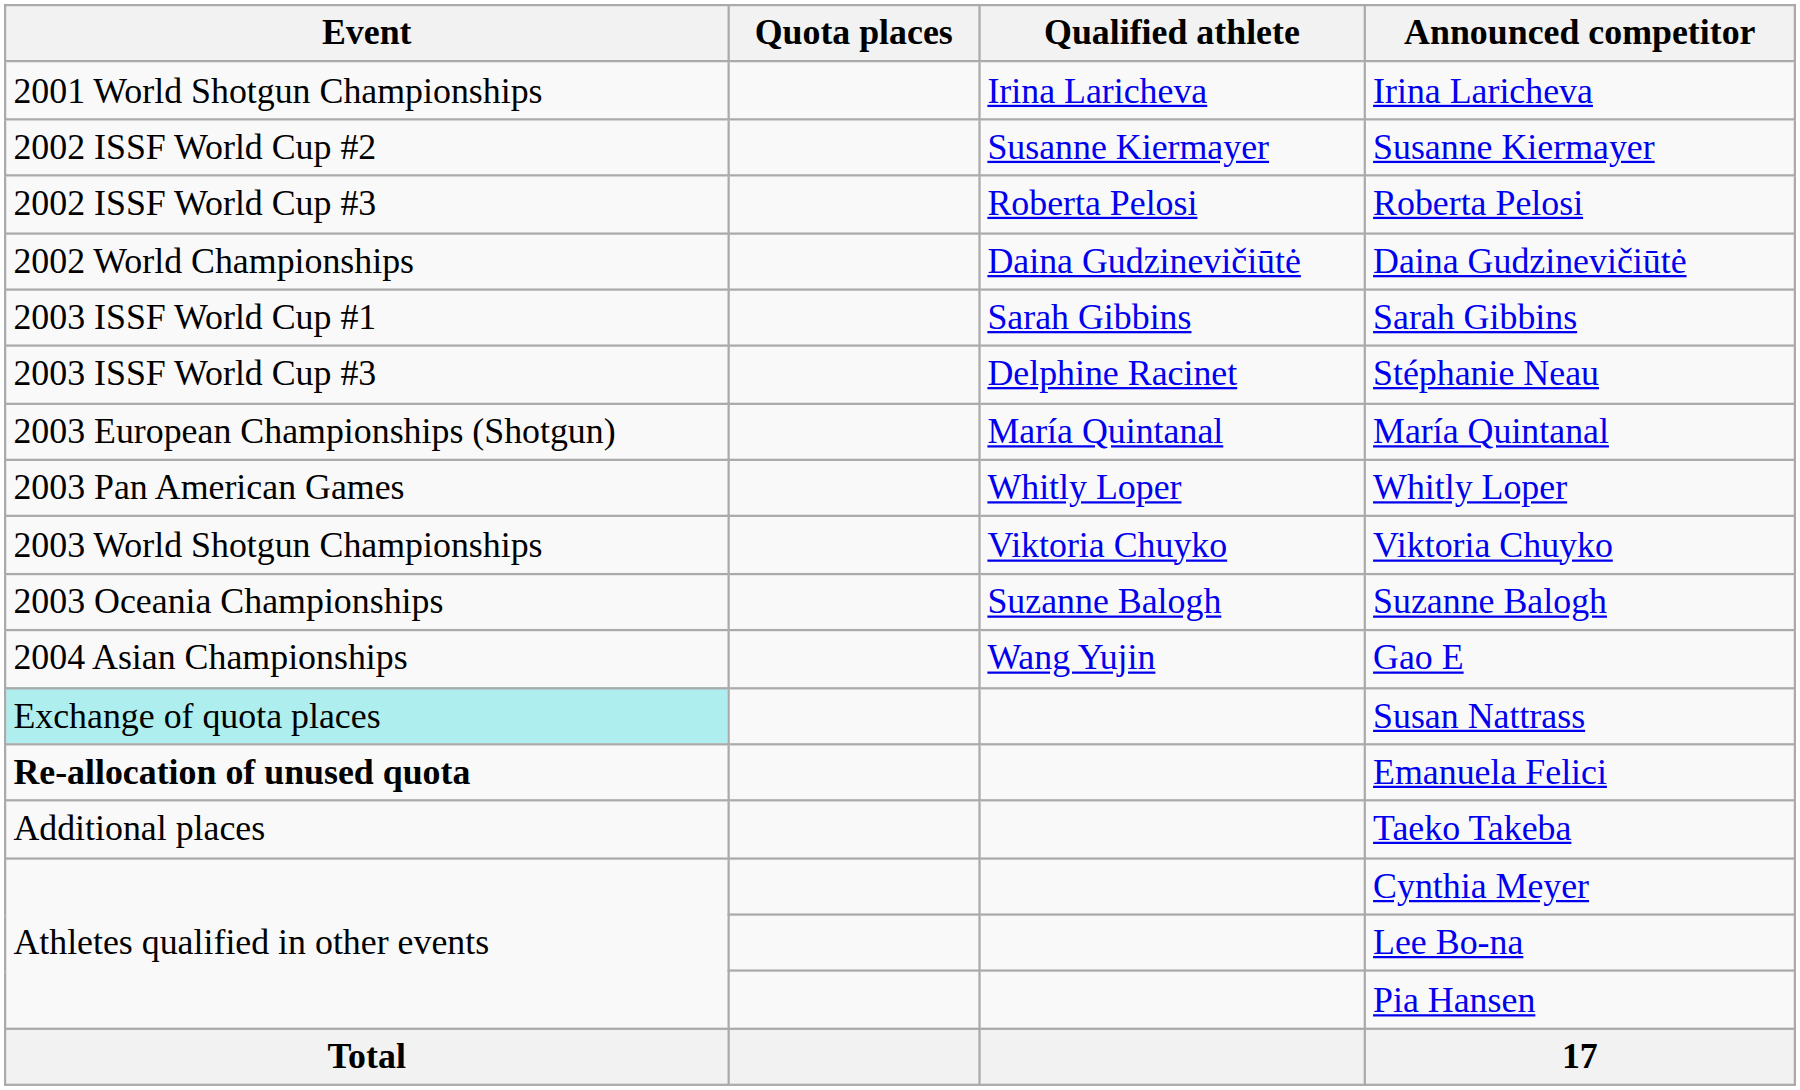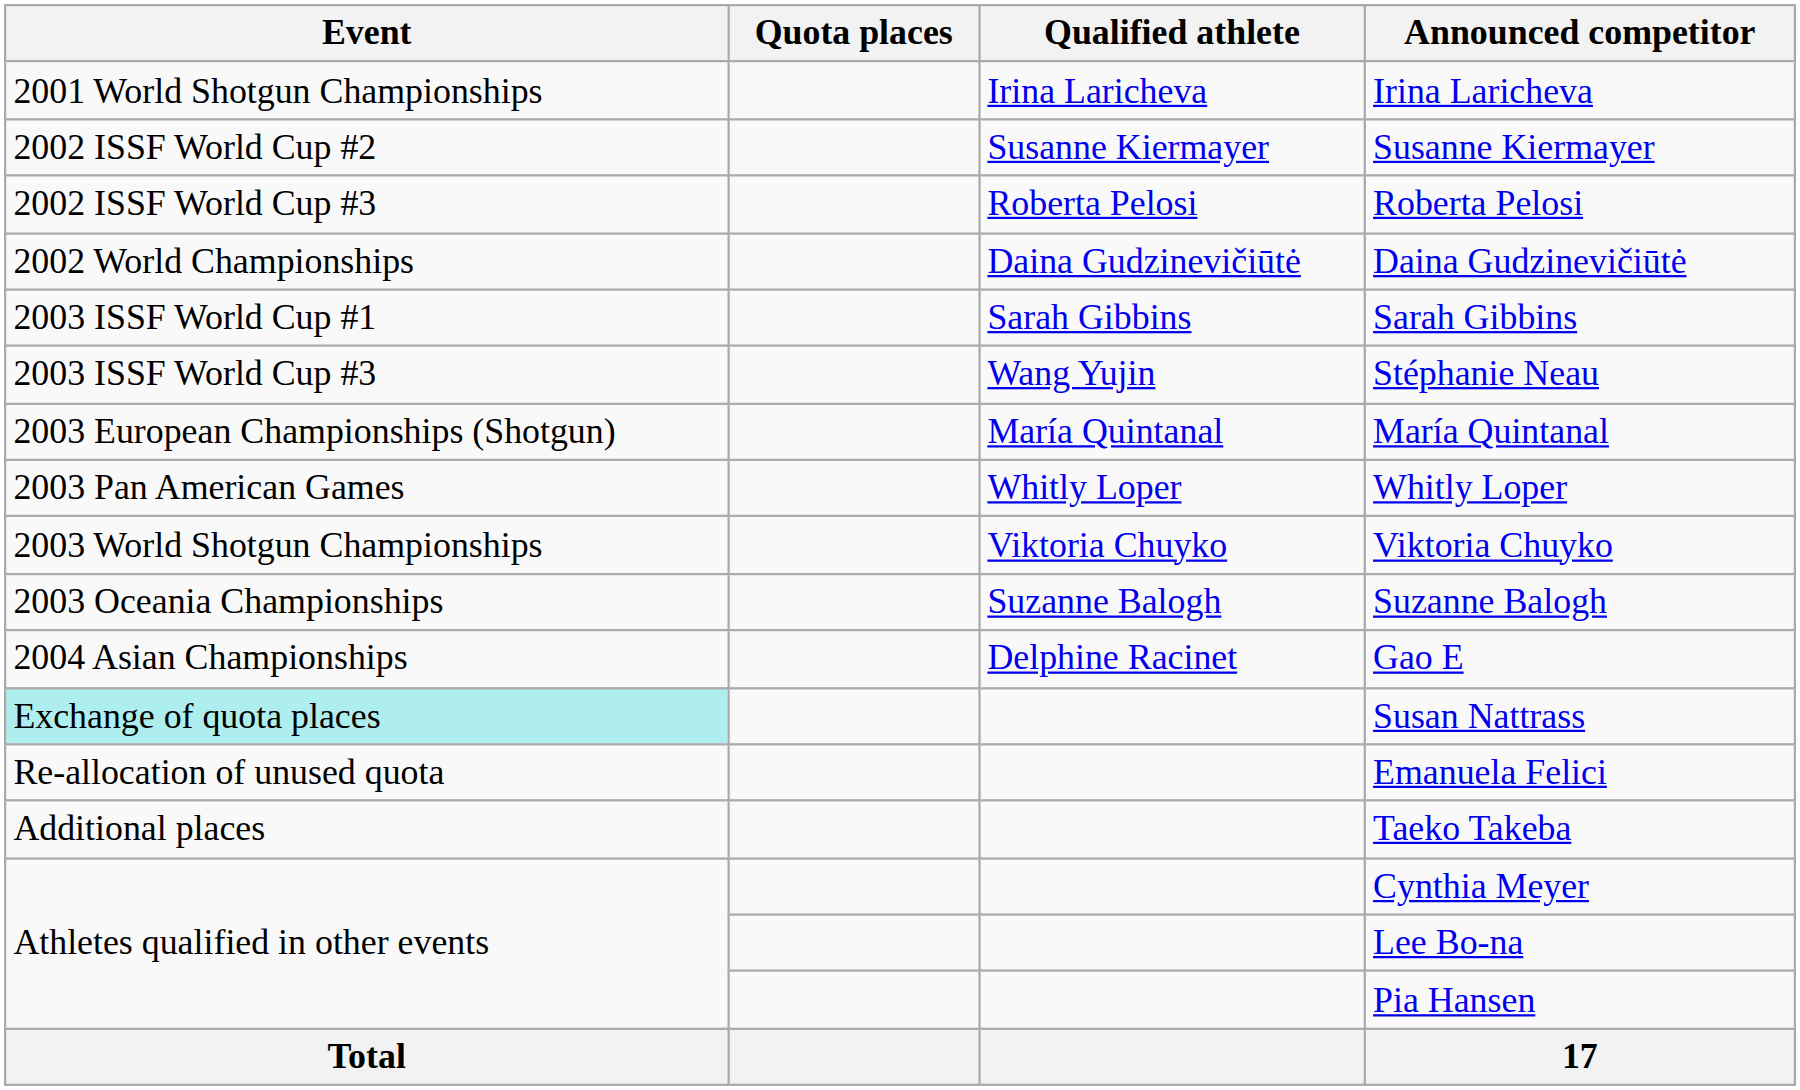(1112, 373) Delphine Racinet -> (1071, 373) Wang Yujin
(1071, 658) Wang Yujin -> (1112, 658) Delphine Racinet
(242, 771) bold -> (229, 771) normal
